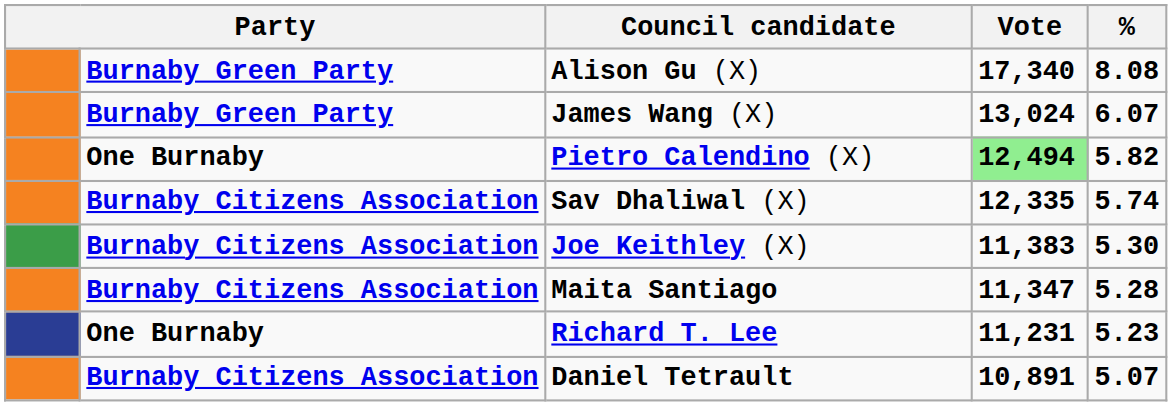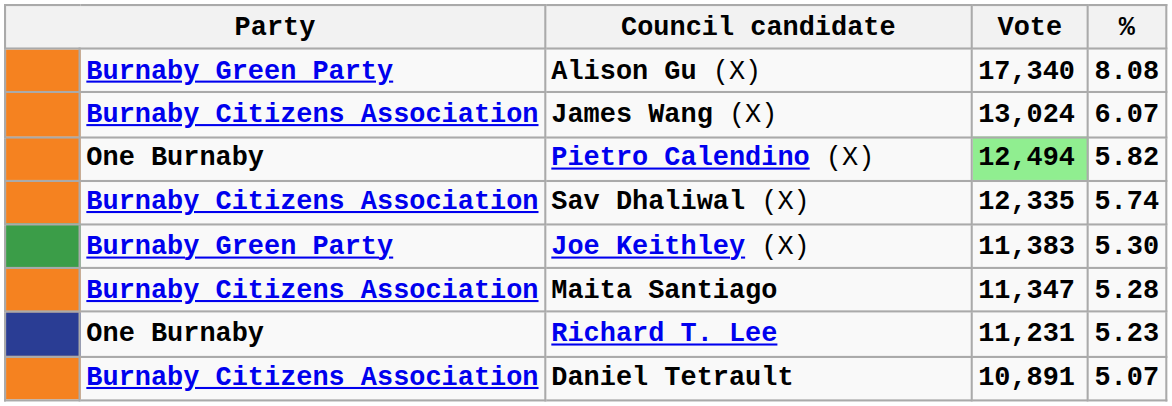(240, 115) Burnaby Green Party -> (312, 115) Burnaby Citizens Association
(312, 246) Burnaby Citizens Association -> (240, 246) Burnaby Green Party
